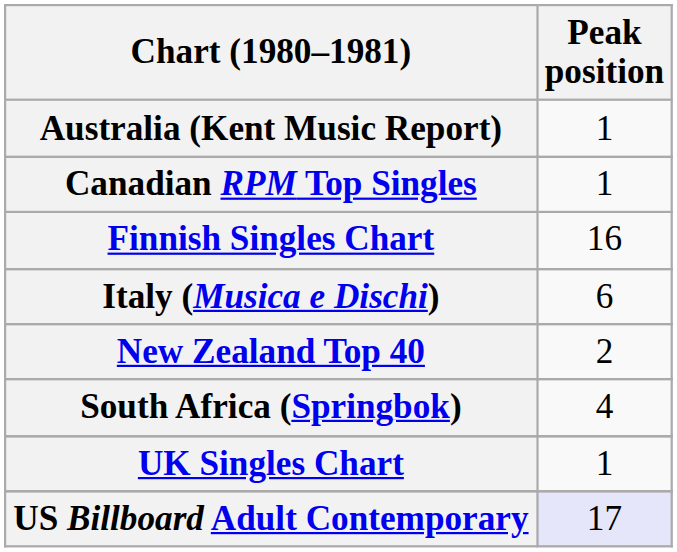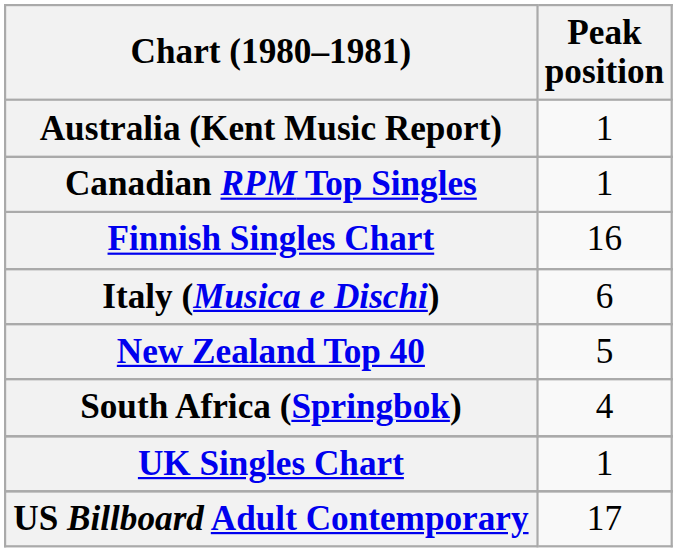(604, 351) 2 -> (604, 351) 5
(604, 518) lavender background -> (604, 518) no background
